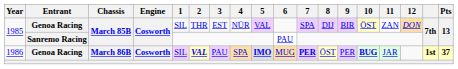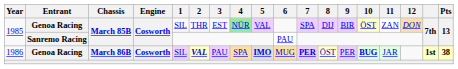(241, 24) no background -> (241, 24) lightgreen background
(446, 52) 37 -> (446, 52) 38
